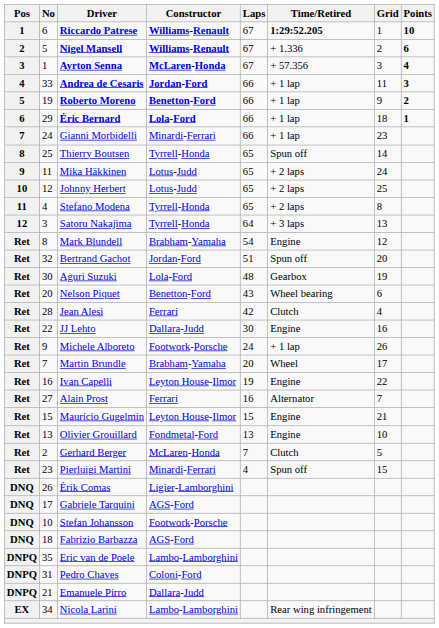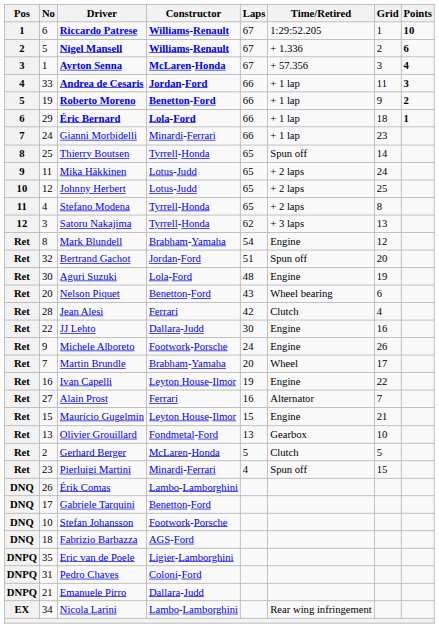(296, 31) bold -> (296, 31) normal
(248, 223) 64 -> (248, 223) 62
(289, 276) Gearbox -> (285, 276) Engine
(285, 346) + 1 lap -> (285, 346) Engine
(285, 434) Engine -> (289, 434) Gearbox
(246, 452) 7 -> (246, 452) 5
(191, 487) Ligier-Lamborghini -> (193, 487) Lambo-Lamborghini
(171, 504) AGS-Ford -> (180, 504) Benetton-Ford
(193, 557) Lambo-Lamborghini -> (191, 557) Ligier-Lamborghini
